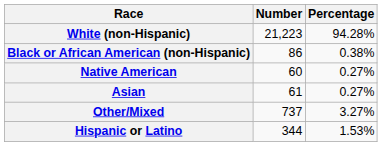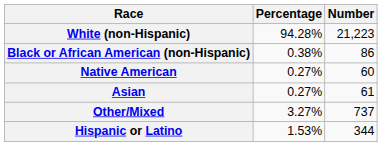columns swapped: (279, 14) <-> (341, 14)
